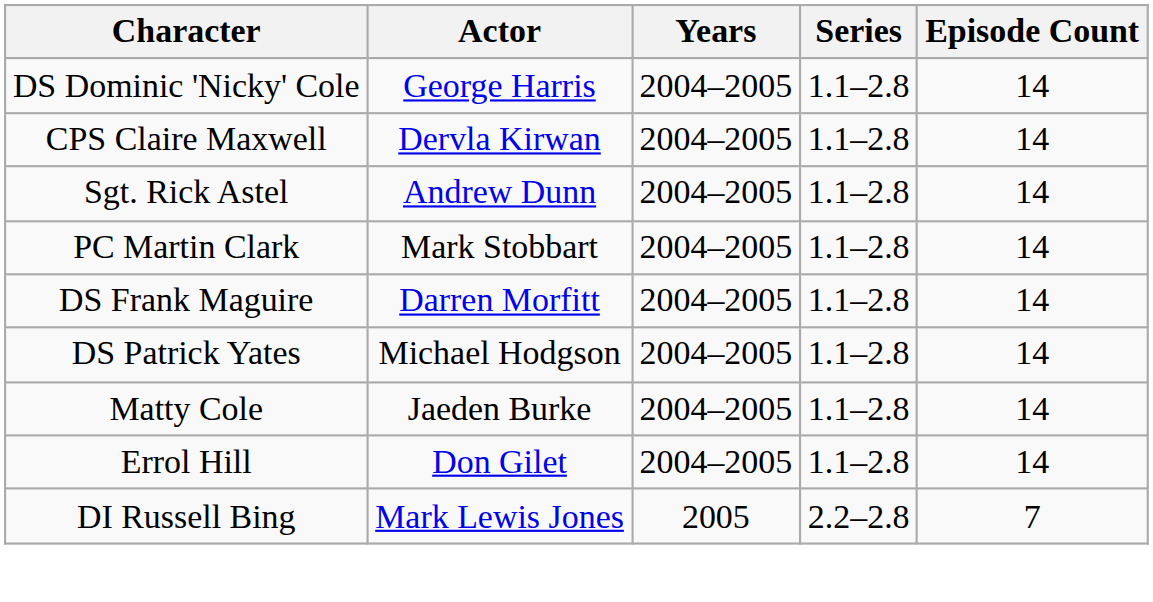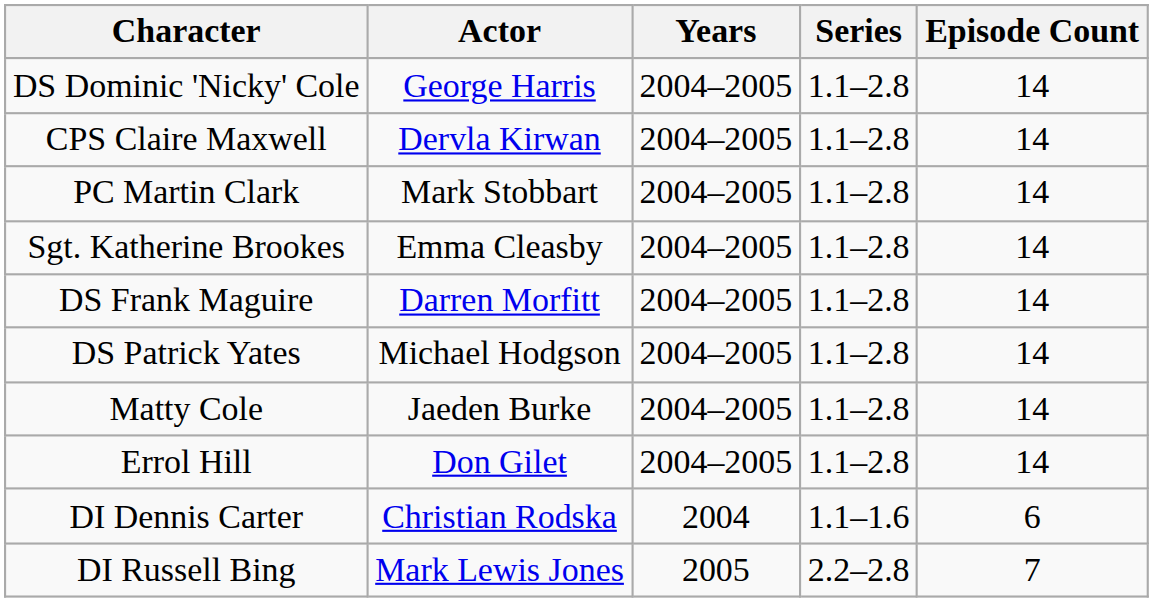- row: (186, 192)
+ row: (186, 246)
+ row: (186, 515)
